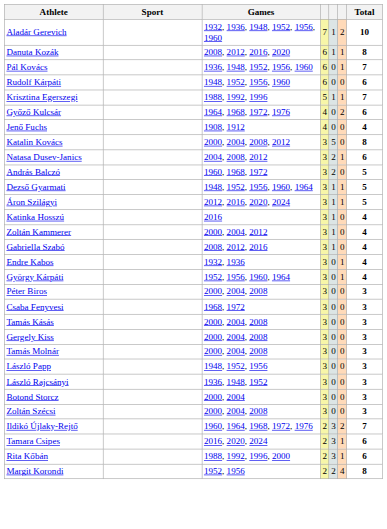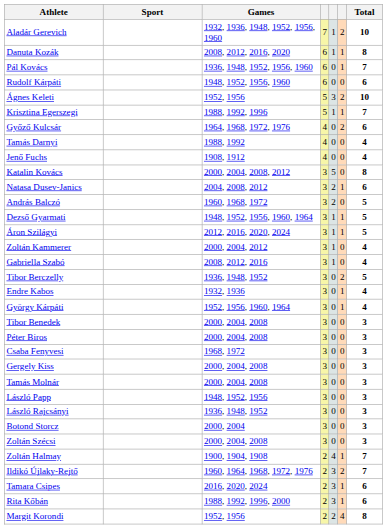+ row: (30, 97)
+ row: (32, 142)
- row: (35, 217)
+ row: (35, 277)
+ row: (33, 322)
- row: (30, 322)
+ row: (34, 456)
